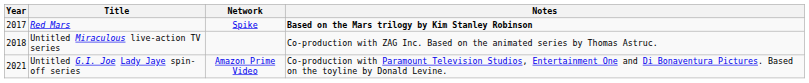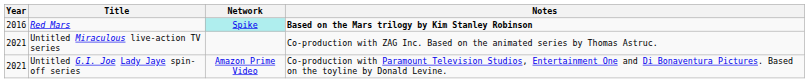(16, 25) 2017 -> (16, 25) 2016
(245, 25) no background -> (245, 25) paleturquoise background
(16, 43) 2018 -> (16, 43) 2021
